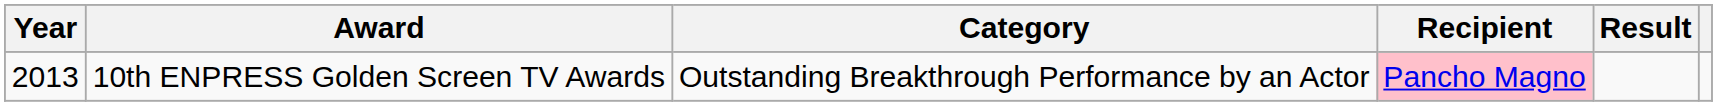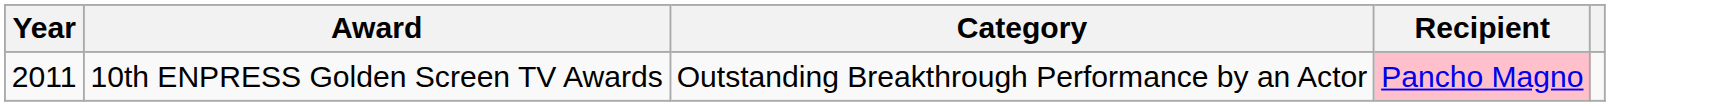- column: (1646, 28)
(45, 76) 2013 -> (44, 76) 2011
